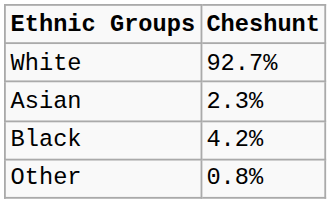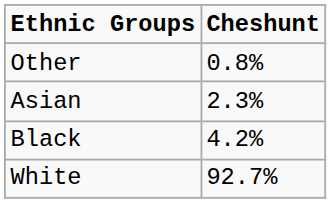rows swapped: (46, 63) <-> (46, 178)
